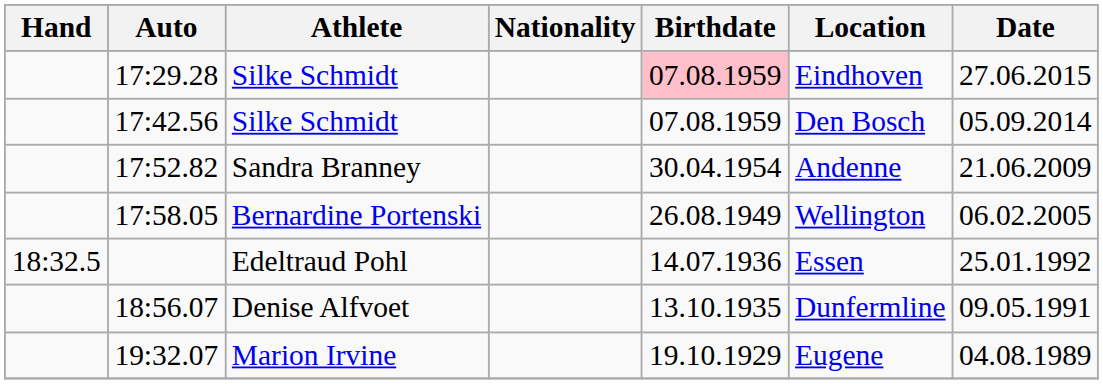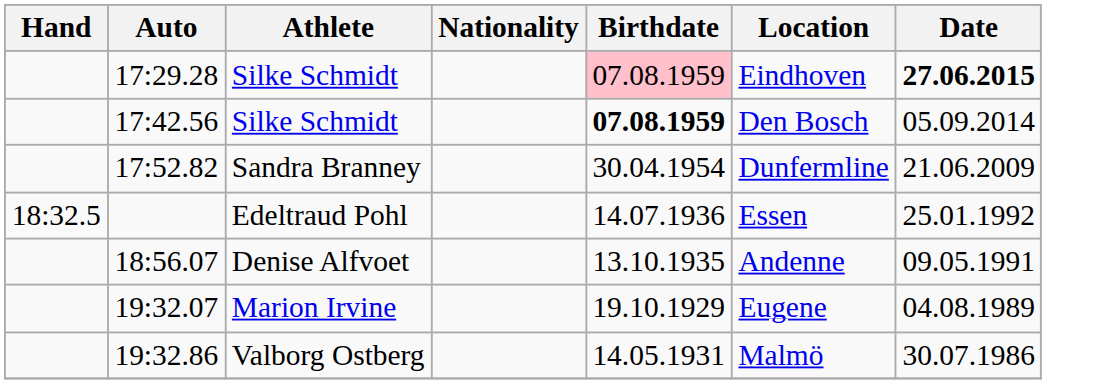(1025, 74) normal -> (969, 74) bold
(715, 121) normal -> (659, 121) bold
(848, 167) Andenne -> (814, 167) Dunfermline
- row: (166, 214)
(870, 307) Dunfermline -> (792, 261) Andenne
+ row: (166, 354)
